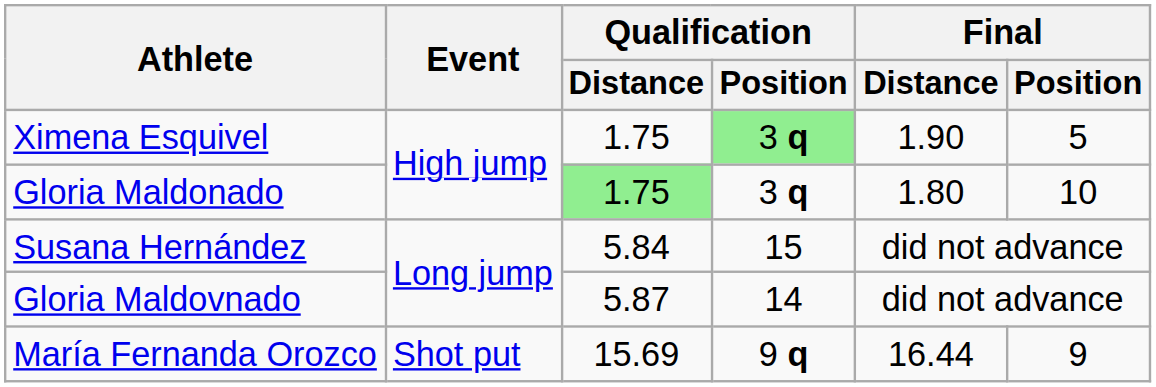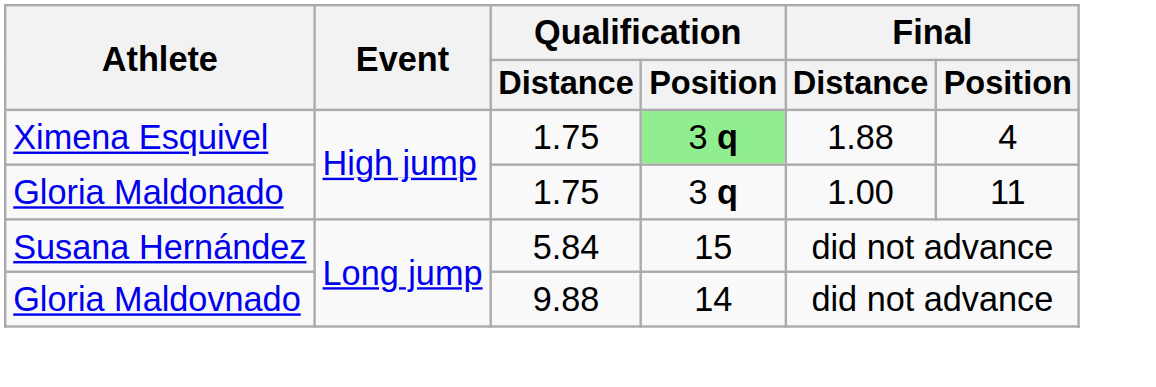(931, 138) 1.90 -> (861, 138) 1.88
(1078, 138) 5 -> (1008, 138) 4
(636, 192) lightgreen background -> (566, 192) no background
(931, 192) 1.80 -> (861, 192) 1.00
(1078, 192) 10 -> (1008, 192) 11
(636, 300) 5.87 -> (566, 300) 9.88
- row: (195, 354)
